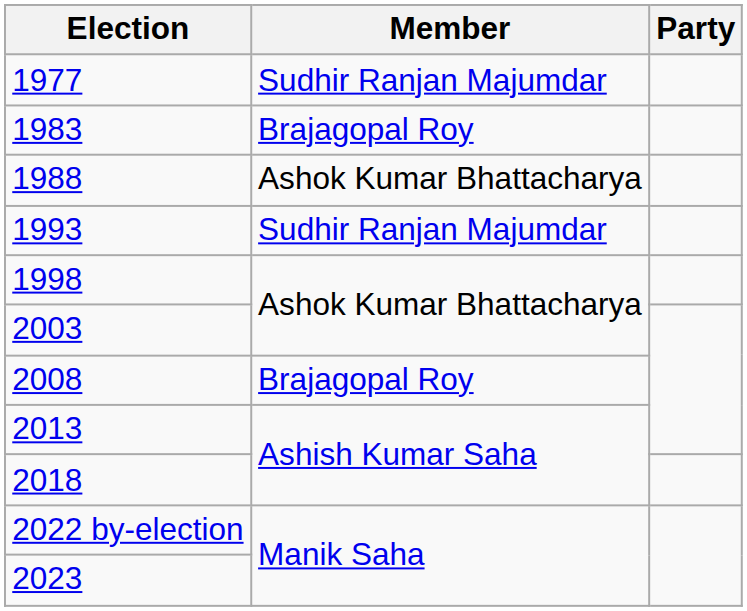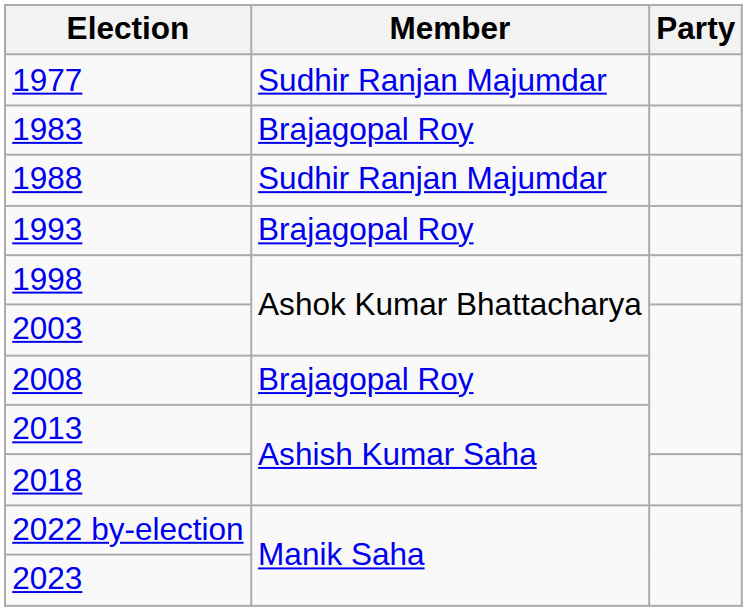(450, 179) Ashok Kumar Bhattacharya -> (432, 179) Sudhir Ranjan Majumdar
(432, 229) Sudhir Ranjan Majumdar -> (366, 229) Brajagopal Roy
